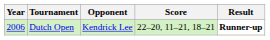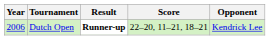columns swapped: (108, 12) <-> (241, 12)
